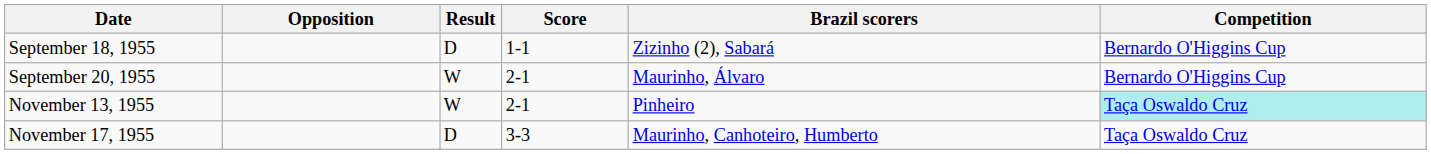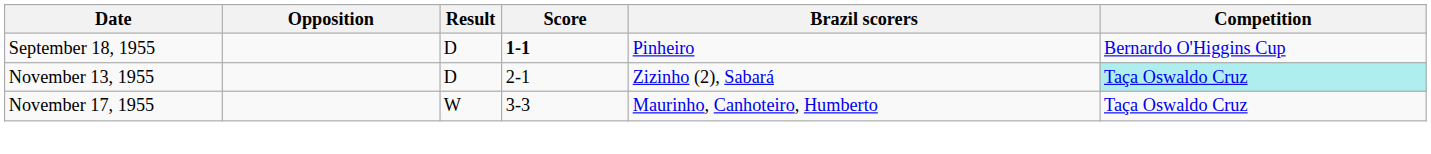(518, 47) normal -> (518, 47) bold
(703, 47) Zizinho (2), Sabará -> (664, 47) Pinheiro
- row: (82, 76)
(452, 105) W -> (450, 76) D
(664, 105) Pinheiro -> (703, 76) Zizinho (2), Sabará
(450, 134) D -> (452, 105) W
